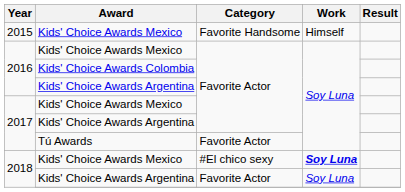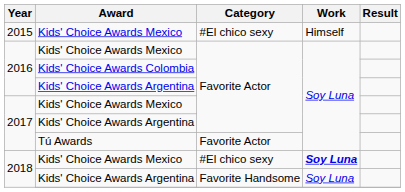(250, 31) Favorite Handsome -> (236, 31) #El chico sexy
(235, 178) Favorite Actor -> (250, 178) Favorite Handsome
